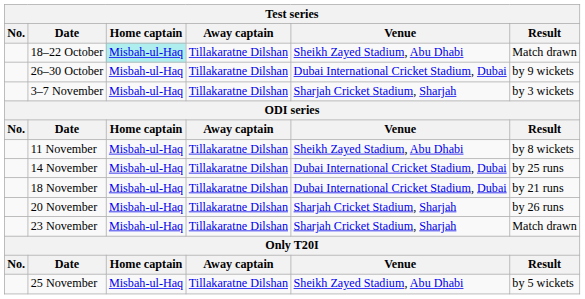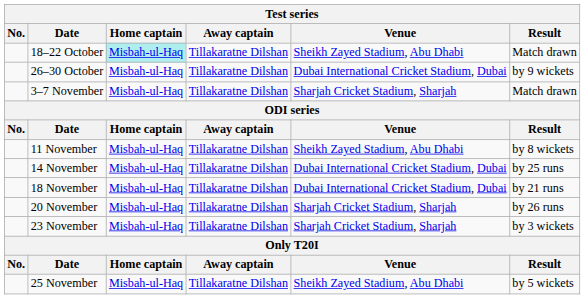(543, 91) by 3 wickets -> (545, 91) Match drawn
(545, 226) Match drawn -> (543, 226) by 3 wickets
